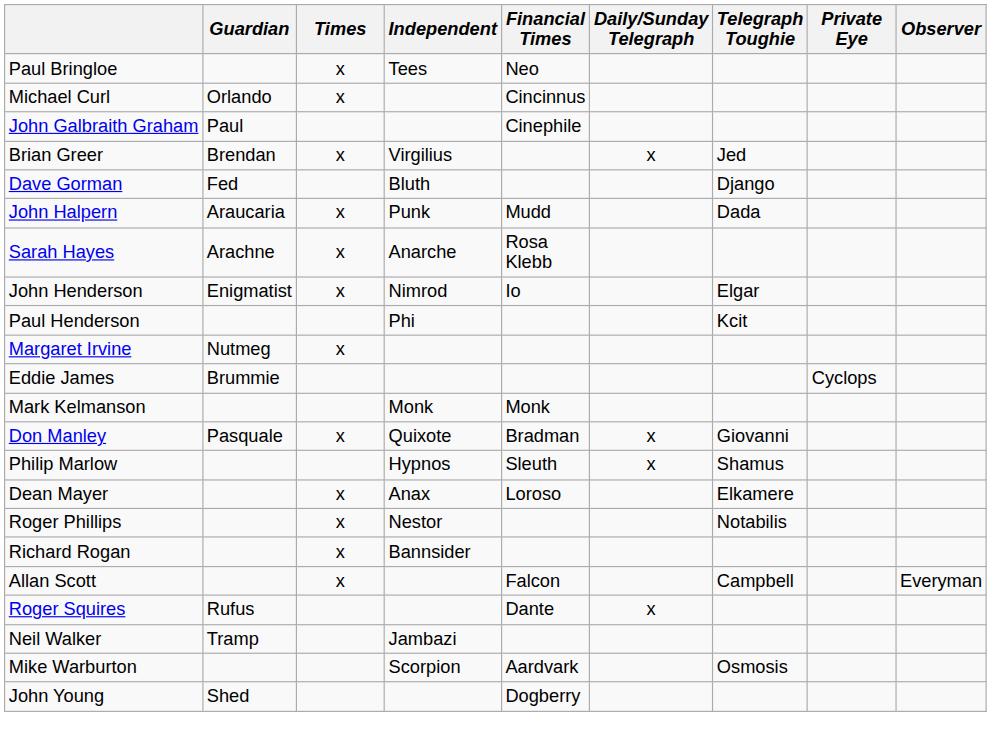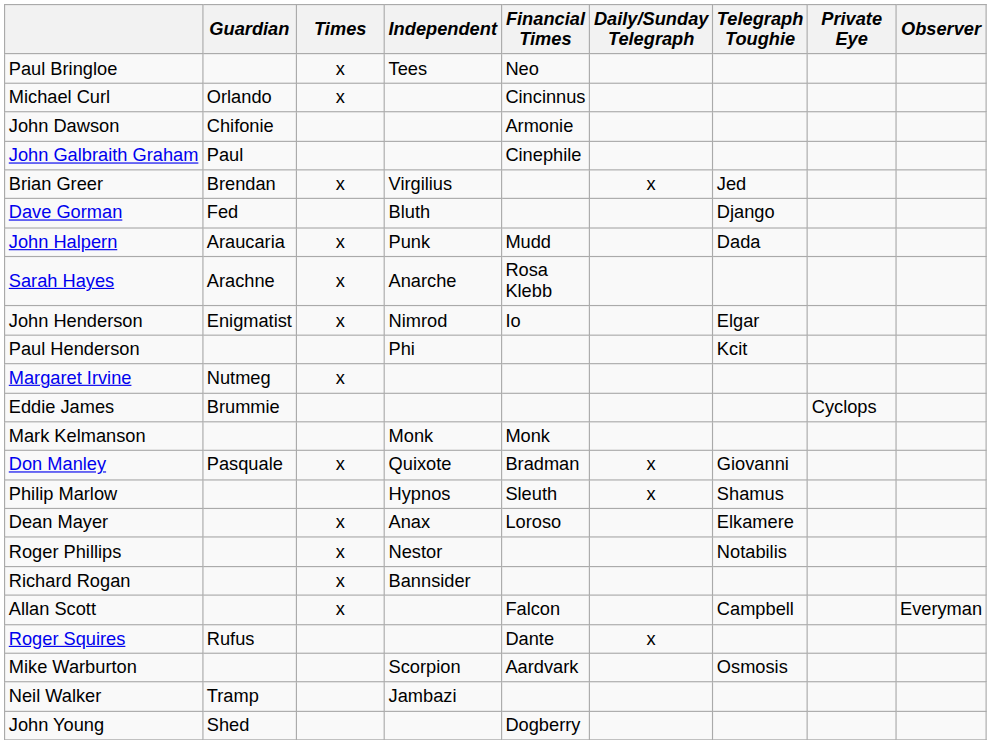+ row: (64, 126)
rows swapped: (55, 638) <-> (73, 667)
